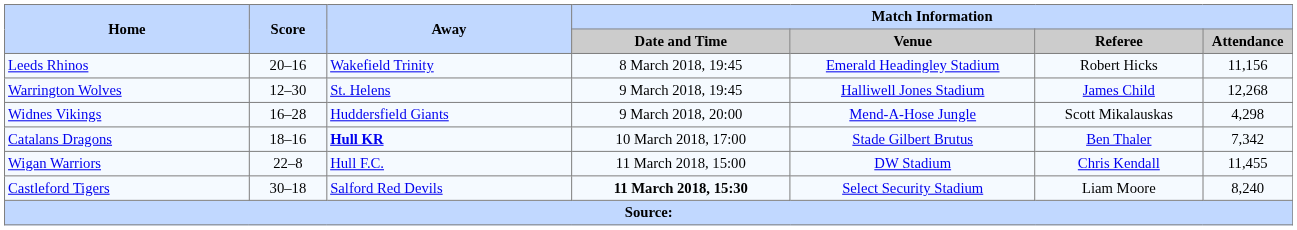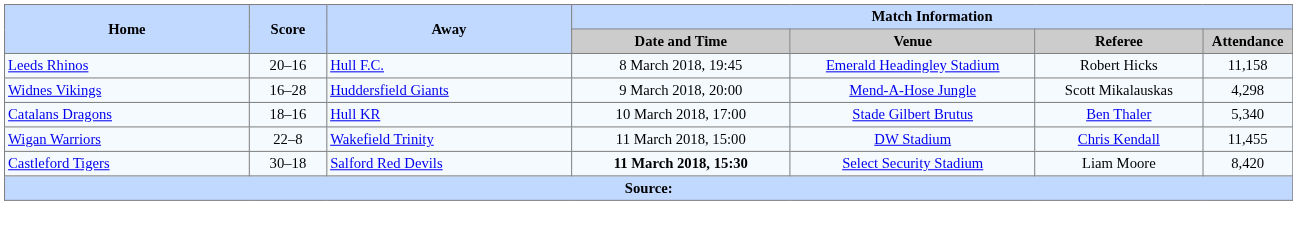(382, 65) Wakefield Trinity -> (357, 65) Hull F.C.
(1248, 65) 11,156 -> (1248, 65) 11,158
- row: (65, 90)
(357, 139) bold -> (355, 114) normal
(1248, 139) 7,342 -> (1248, 114) 5,340
(357, 163) Hull F.C. -> (382, 139) Wakefield Trinity
(1248, 188) 8,240 -> (1248, 163) 8,420
